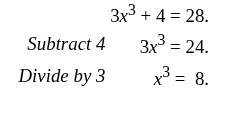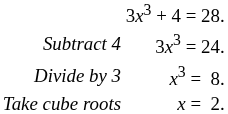+ row: (62, 104)
